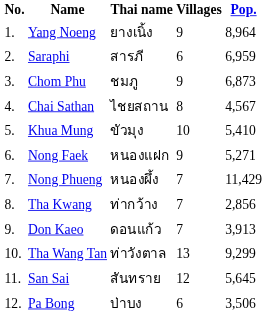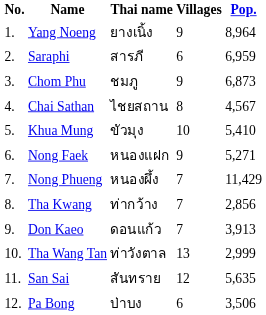(240, 253) 9,299 -> (240, 253) 2,999
(240, 278) 5,645 -> (240, 278) 5,635
